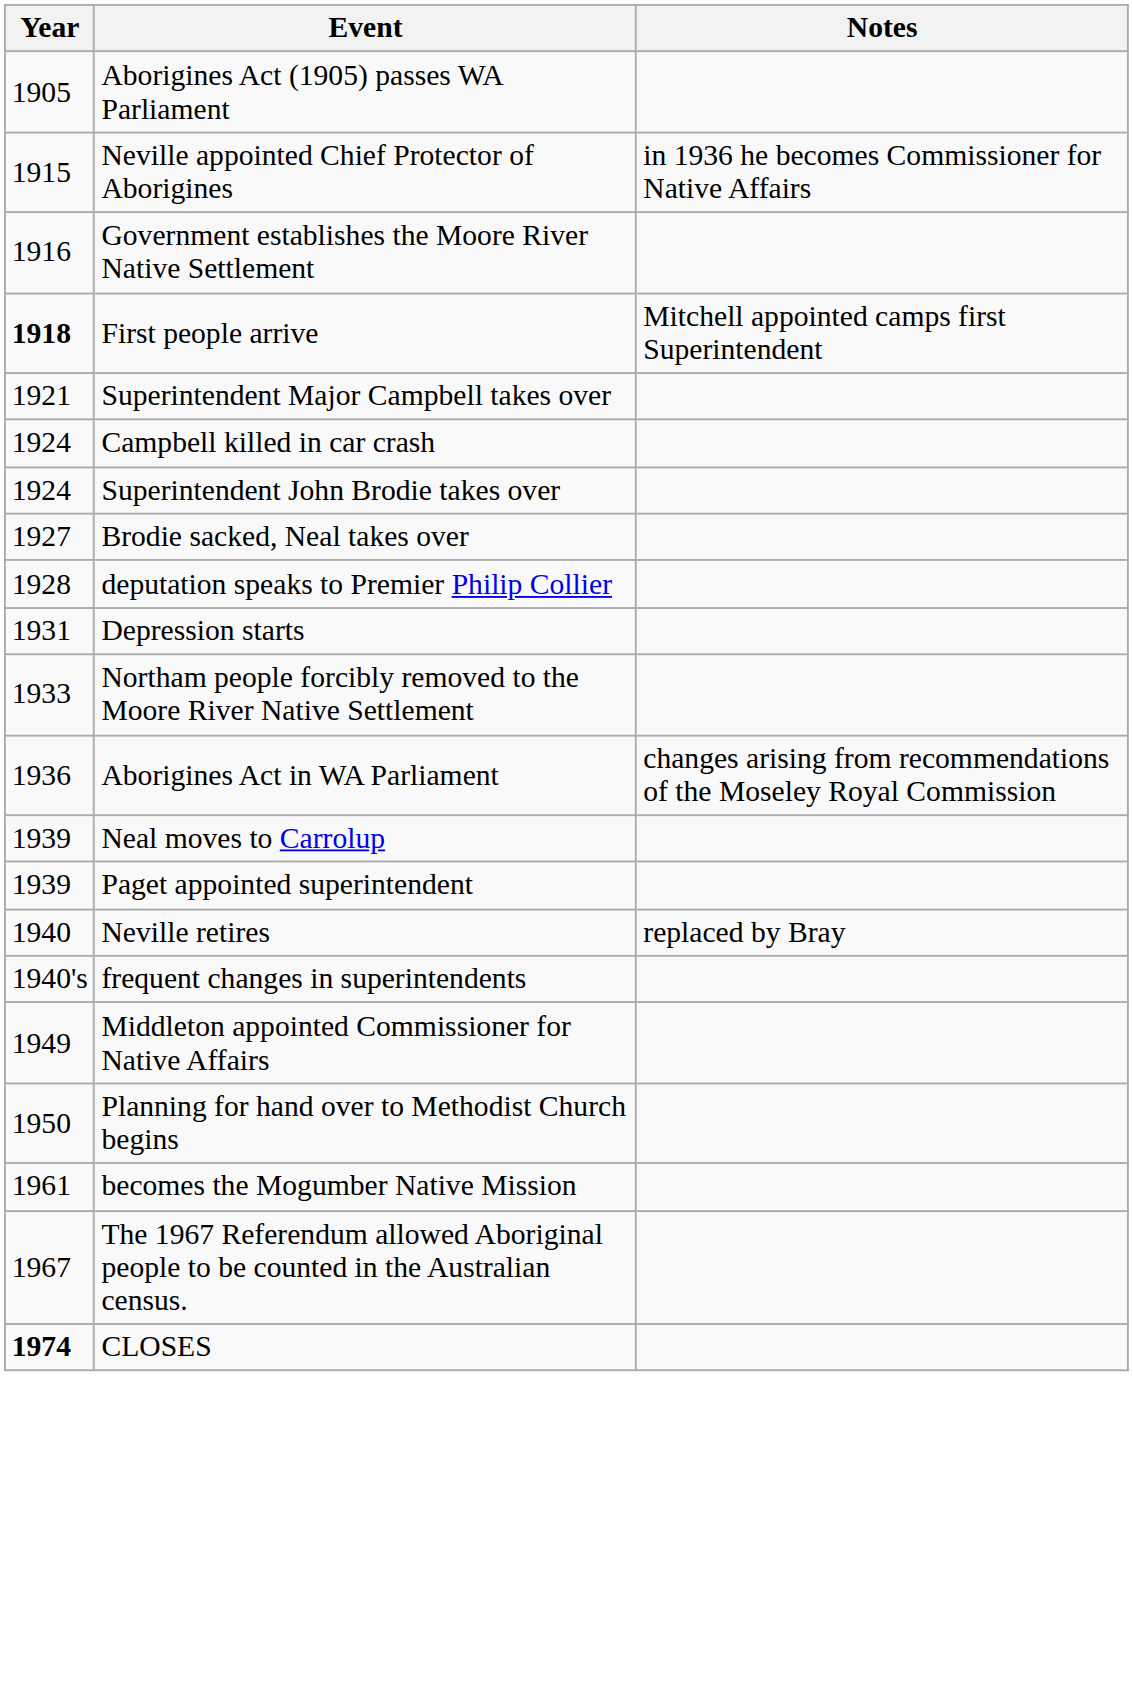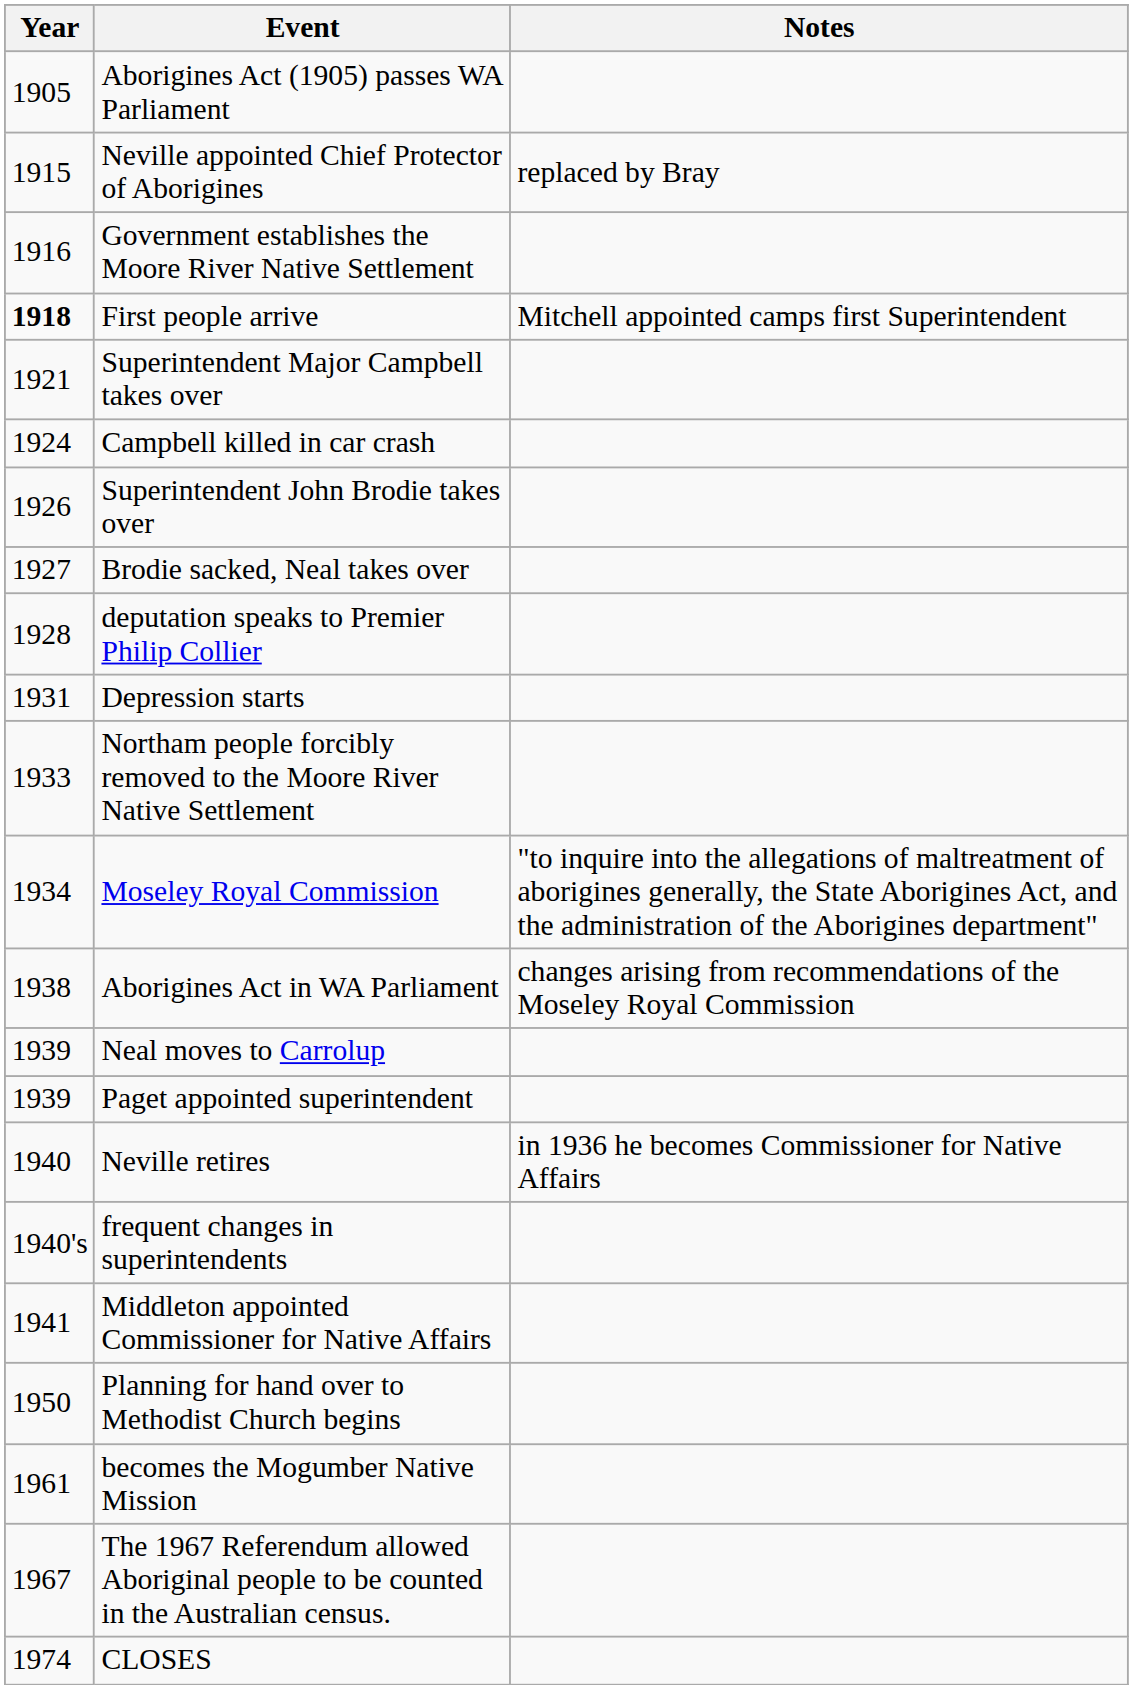(872, 171) in 1936 he becomes Commissioner for Native Affairs -> (619, 171) replaced by Bray
(41, 489) 1924 -> (41, 506) 1926
+ row: (270, 890)
(41, 774) 1936 -> (41, 987) 1938
(744, 931) replaced by Bray -> (790, 1162) in 1936 he becomes Commissioner for Native Affairs
(41, 1042) 1949 -> (41, 1322) 1941
(41, 1346) bold -> (41, 1660) normal
